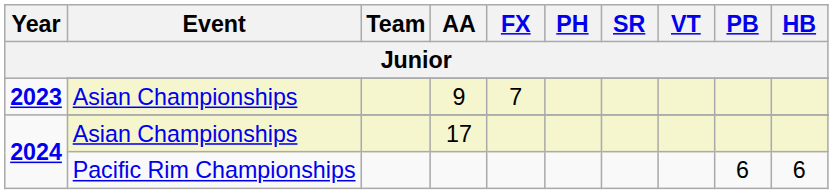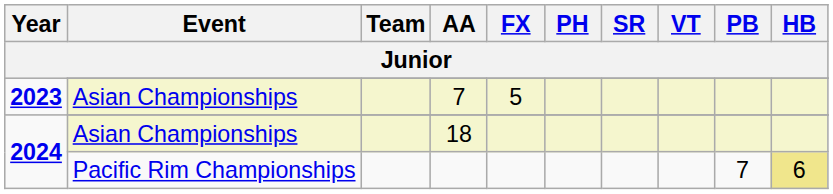(459, 97) 9 -> (459, 97) 7
(516, 97) 7 -> (516, 97) 5
(459, 134) 17 -> (459, 134) 18
(743, 171) 6 -> (743, 171) 7
(799, 171) no background -> (799, 171) khaki background
